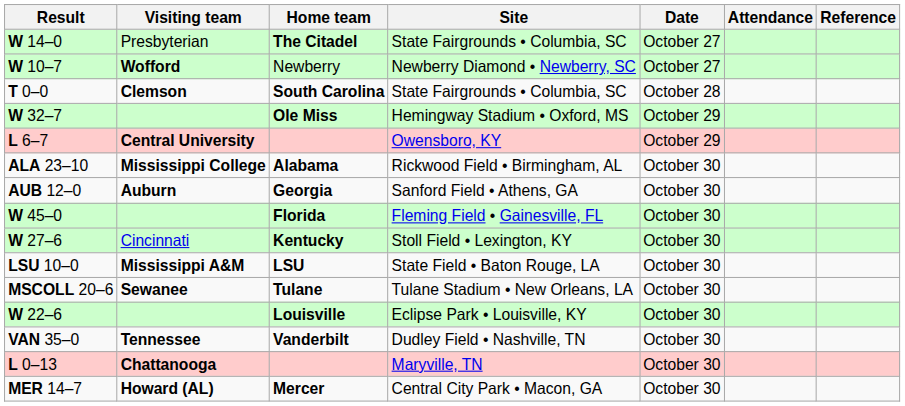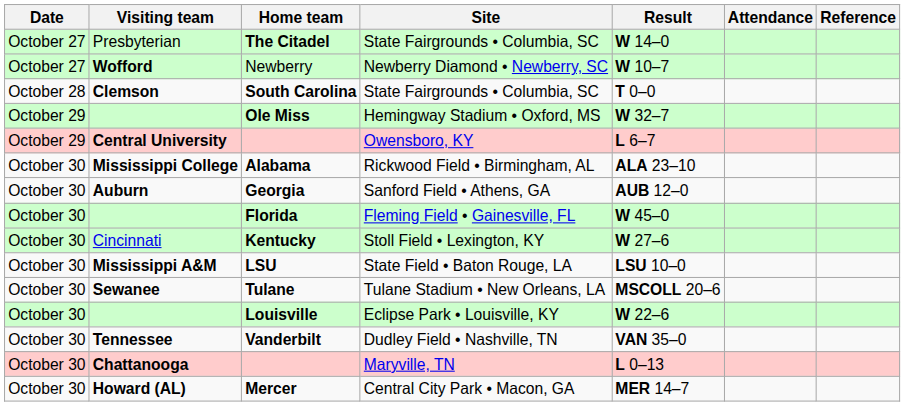columns swapped: (682, 17) <-> (61, 17)
